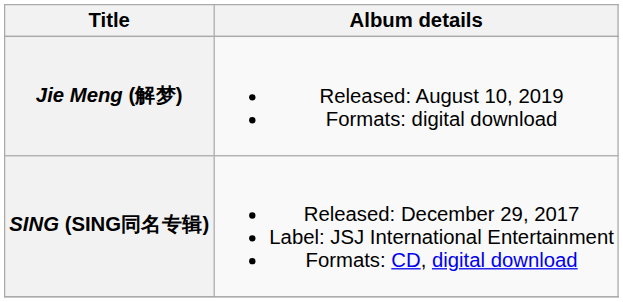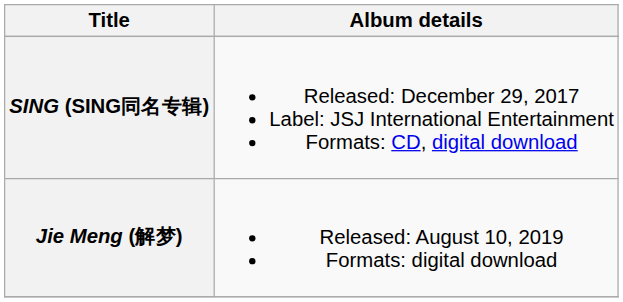rows swapped: (109, 225) <-> (109, 95)
